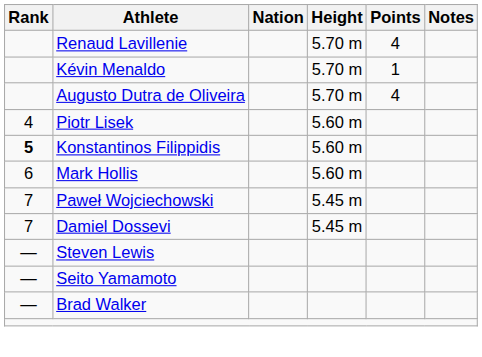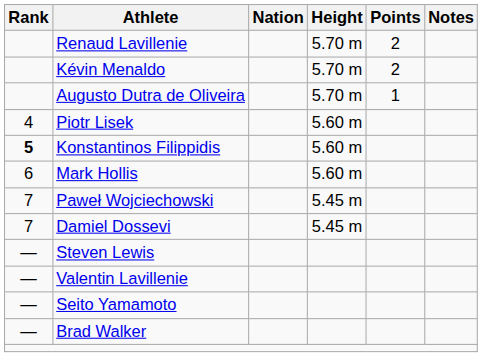(395, 43) 4 -> (395, 43) 2
(395, 69) 1 -> (395, 69) 2
(395, 95) 4 -> (395, 95) 1
+ row: (122, 278)
